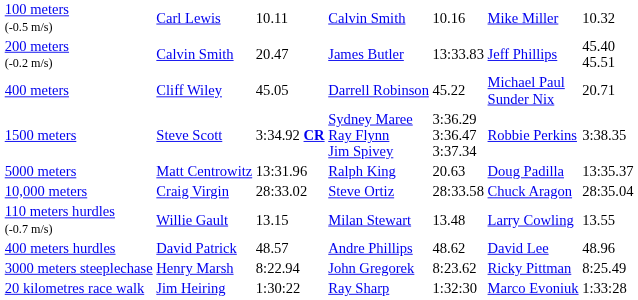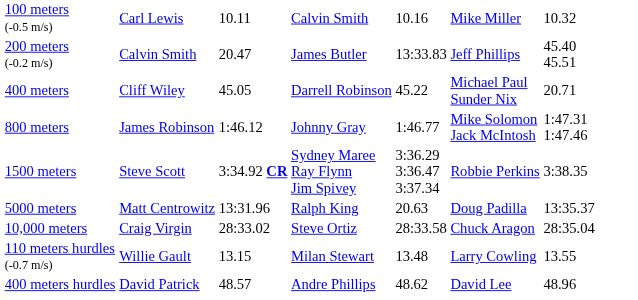+ row: (37, 127)
- row: (79, 268)
- row: (74, 288)
